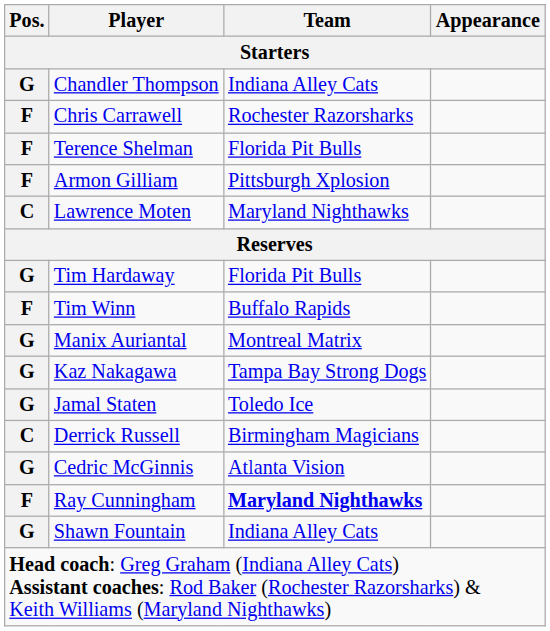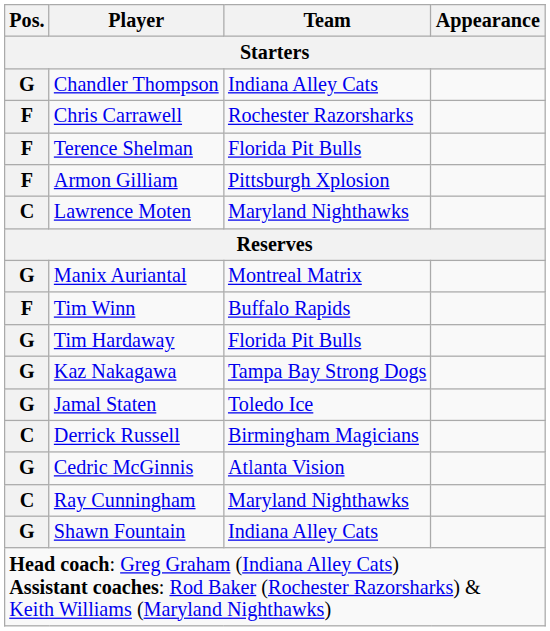rows swapped: (114, 276) <-> (120, 340)
(27, 500) F -> (27, 500) C
(325, 500) bold -> (318, 500) normal
